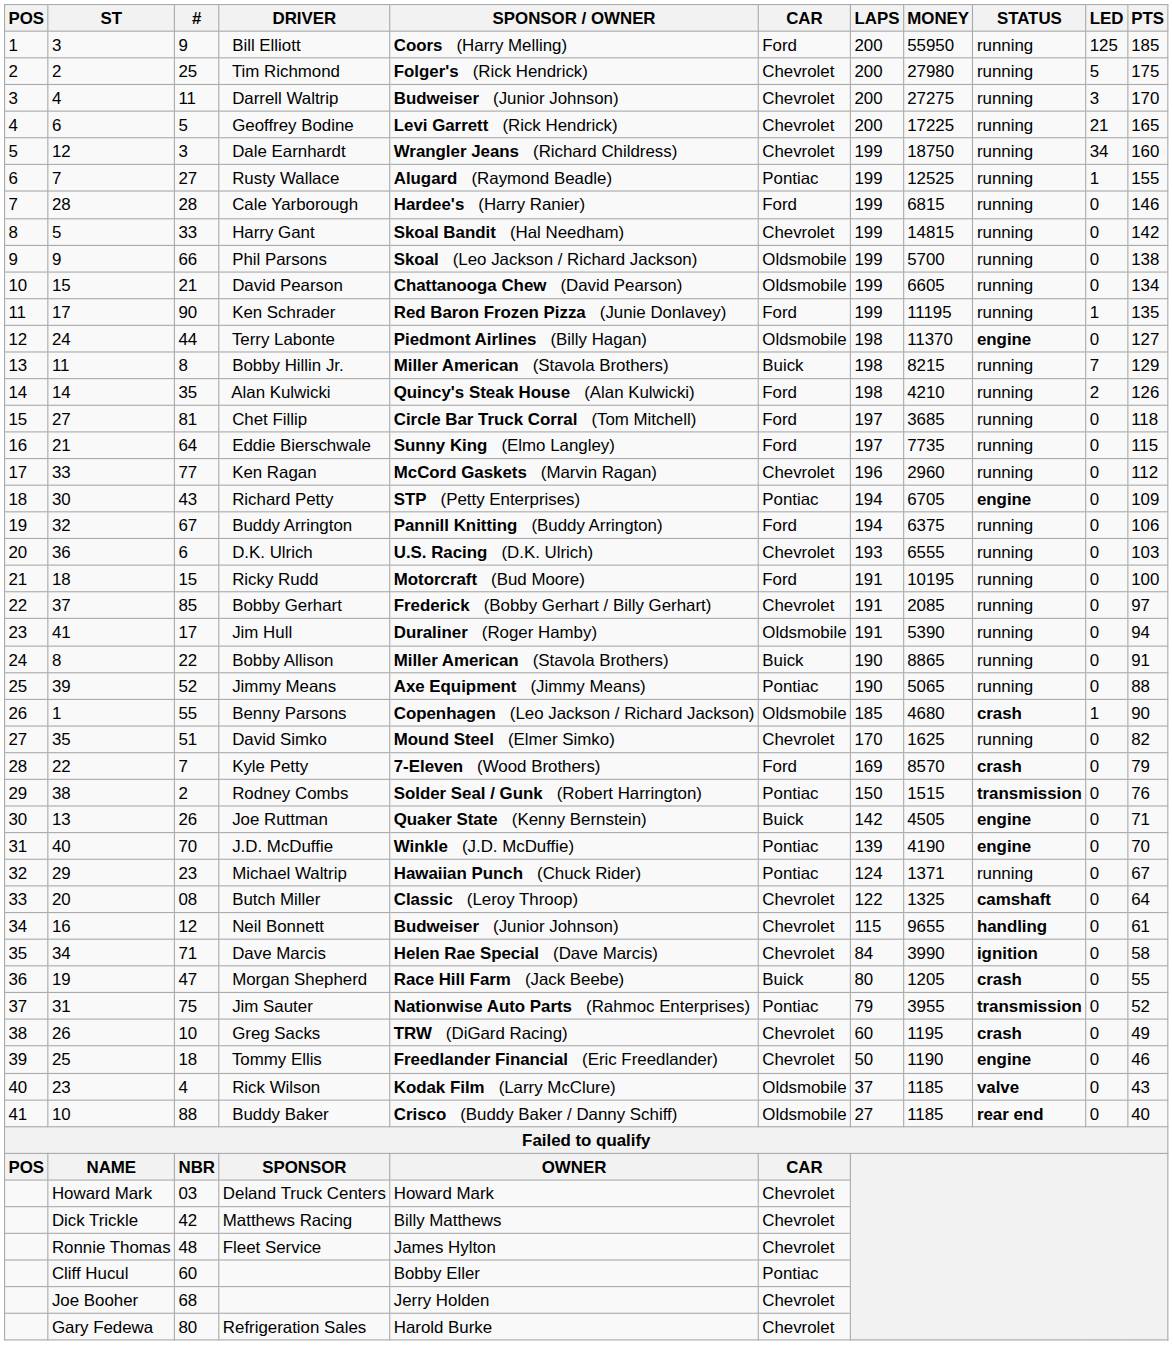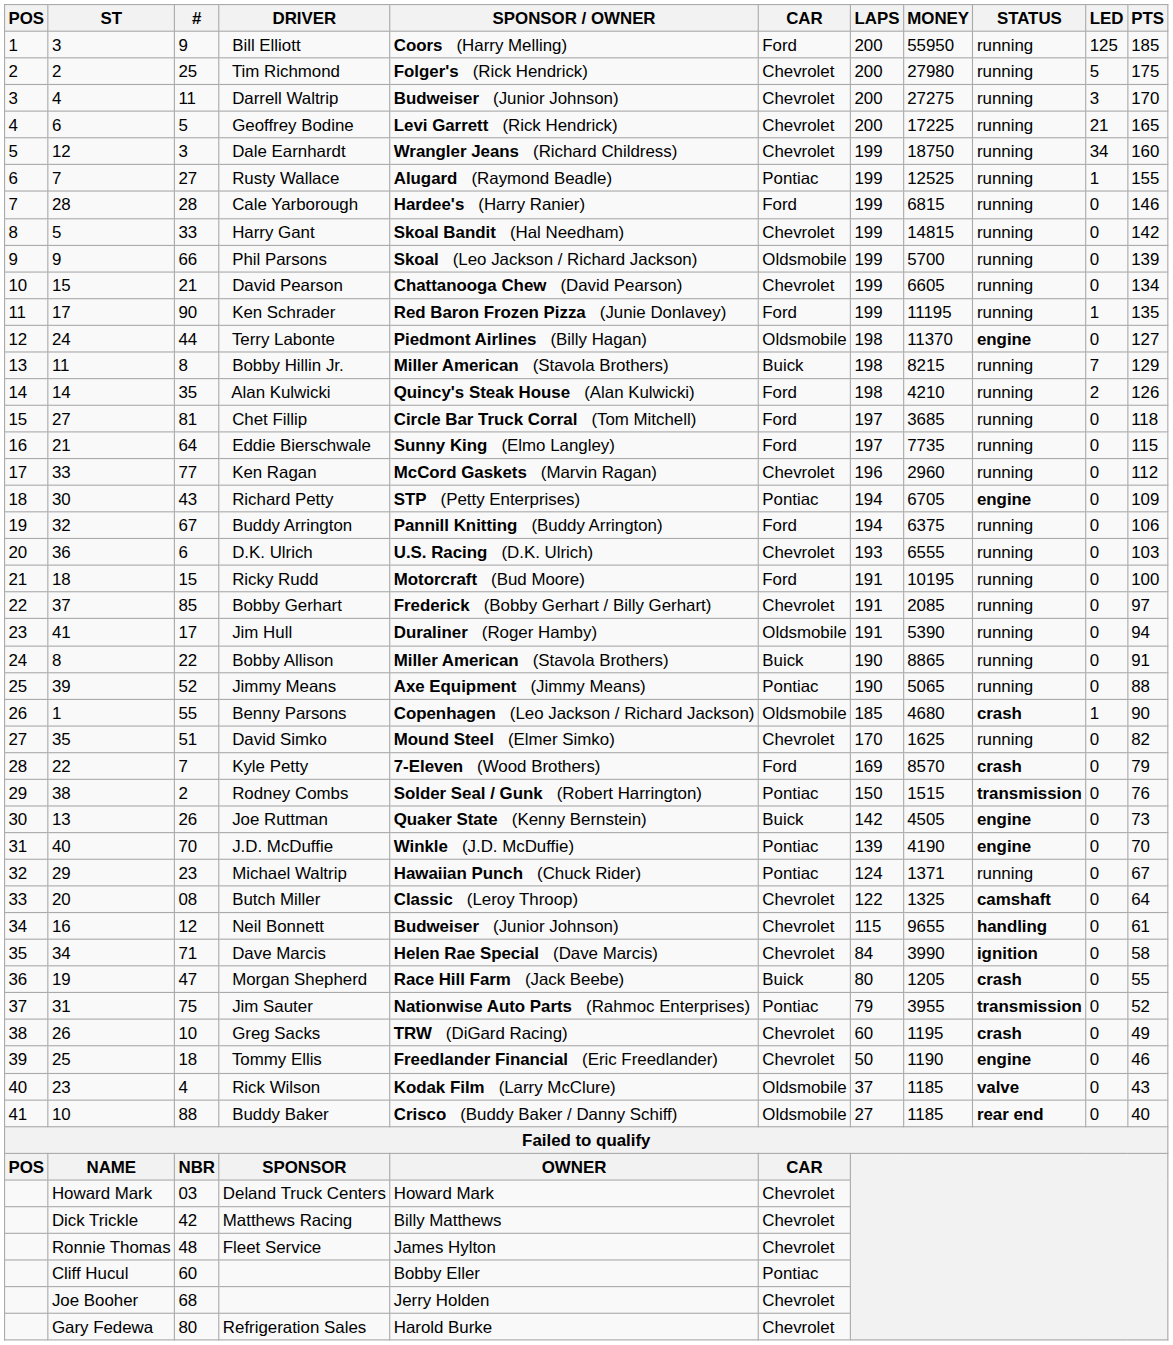(1145, 258) 138 -> (1145, 258) 139
(804, 285) Oldsmobile -> (798, 285) Chevrolet
(1141, 819) 71 -> (1141, 819) 73
